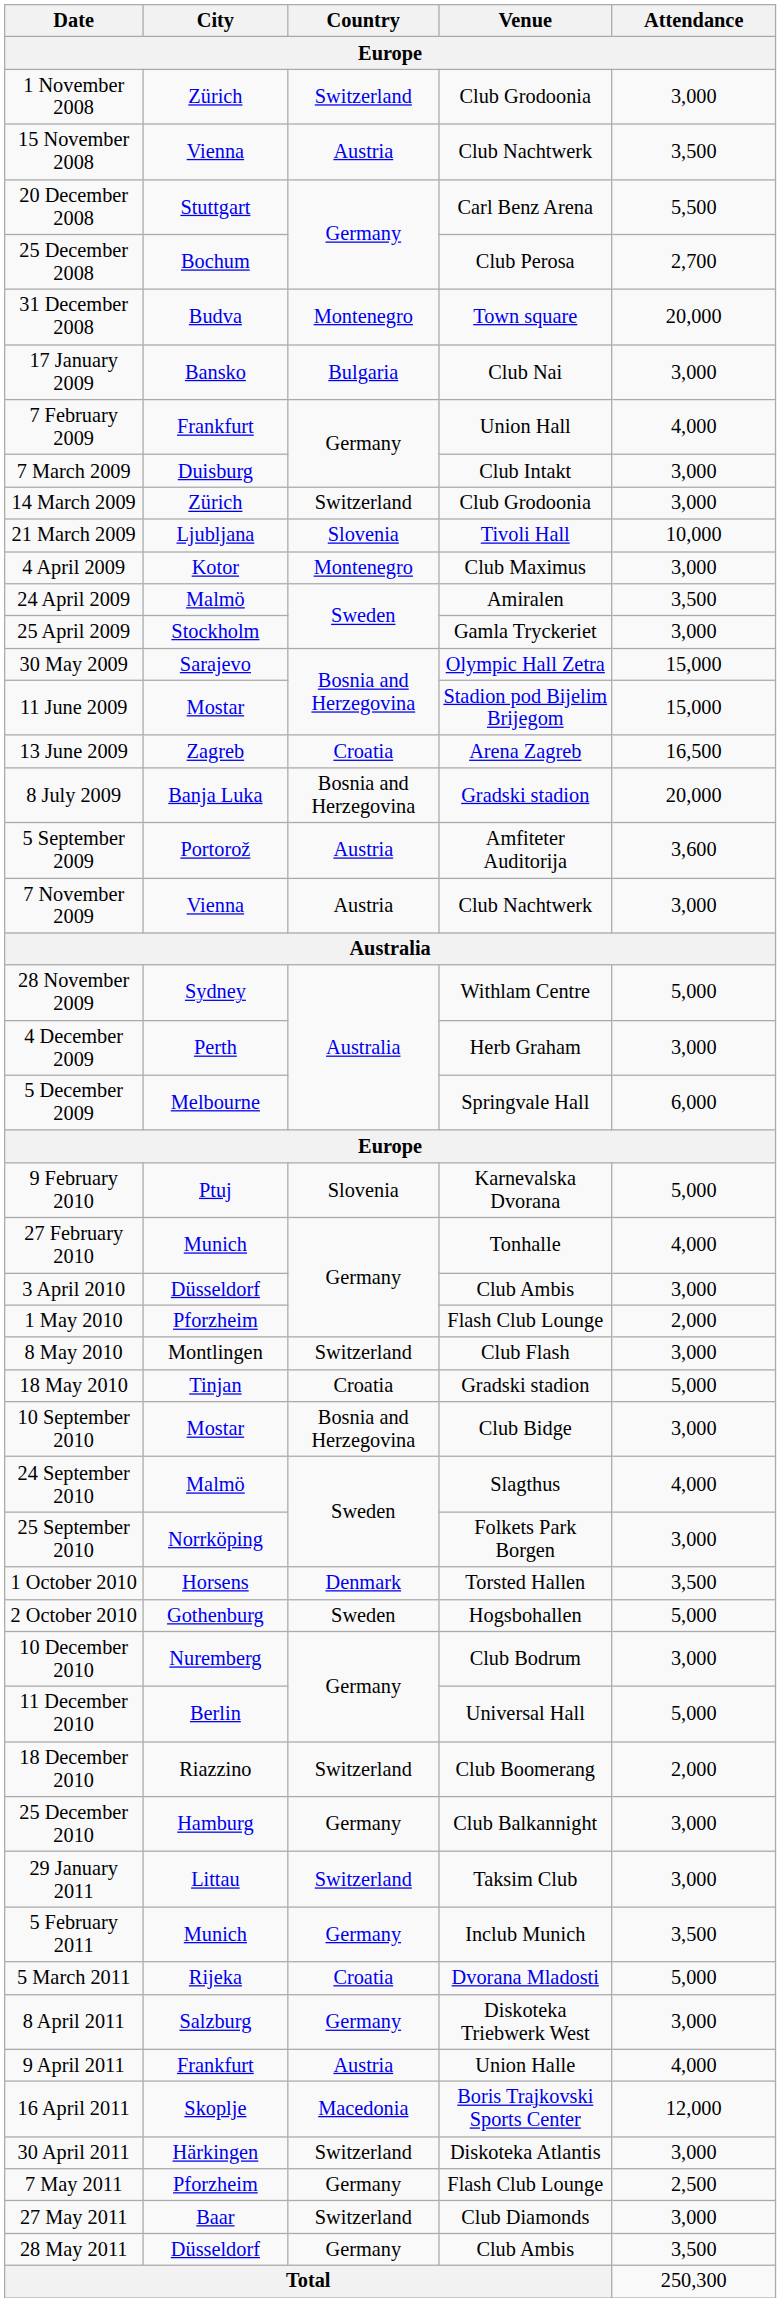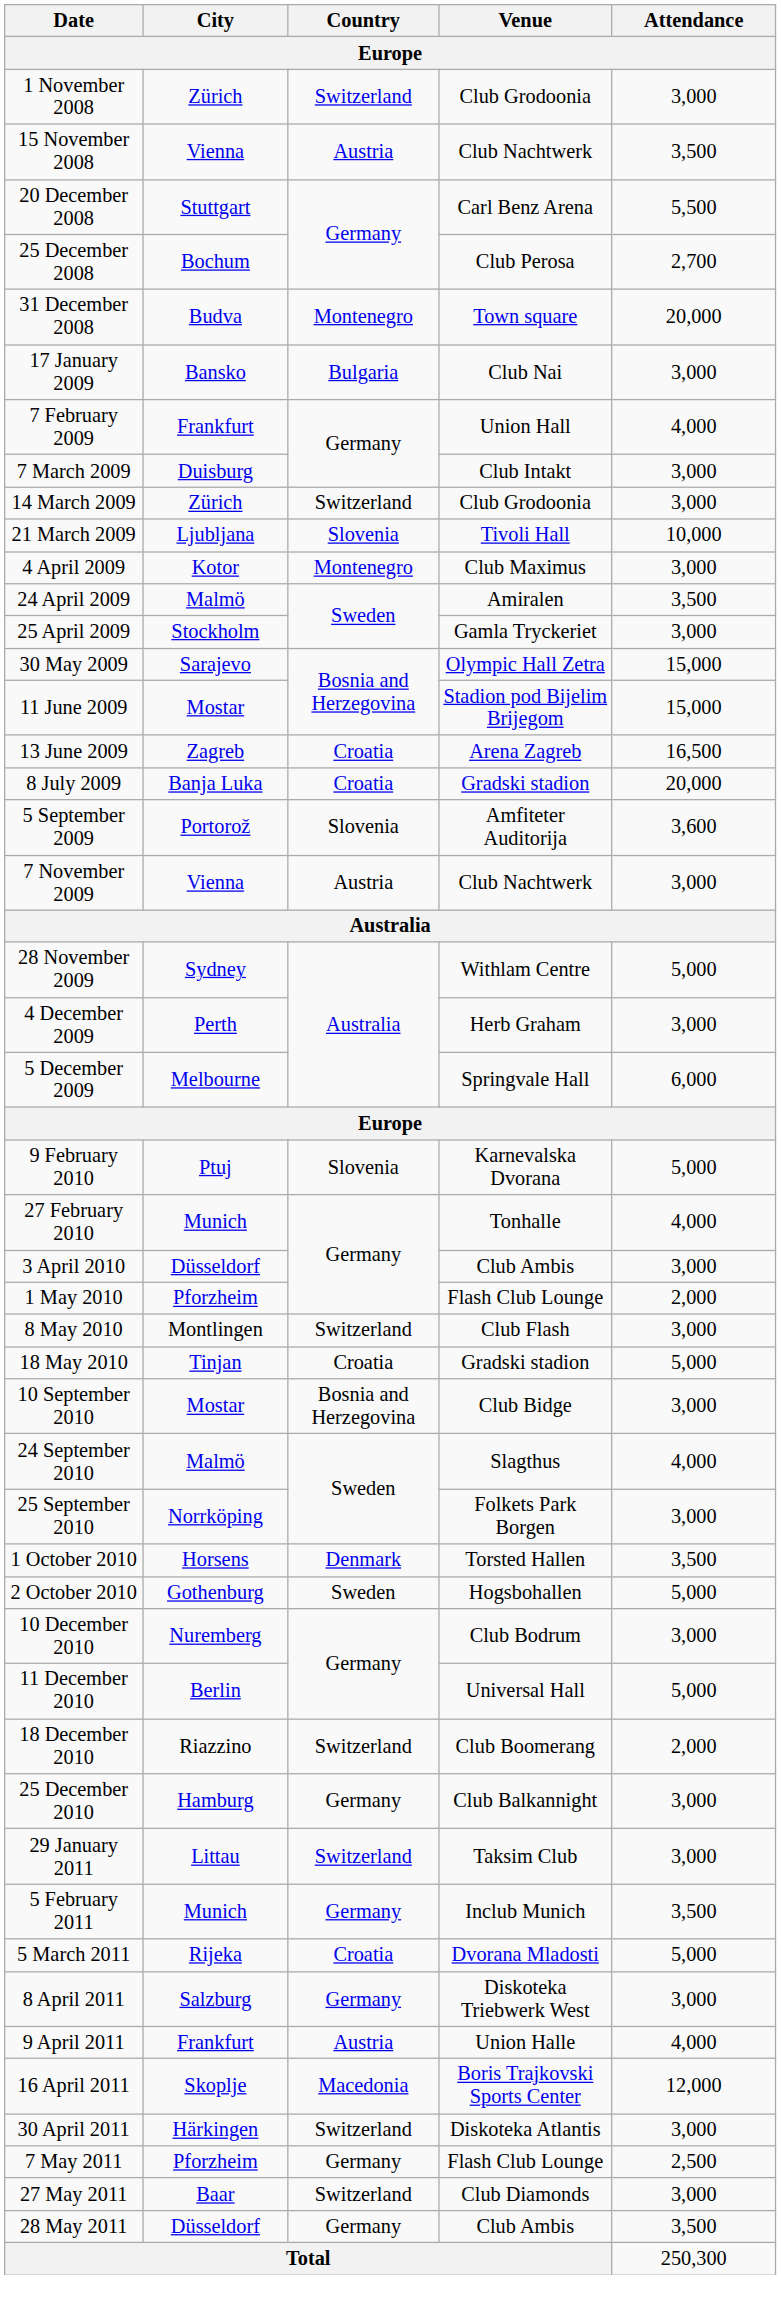(363, 794) Bosnia and Herzegovina -> (363, 783) Croatia
(363, 850) Austria -> (363, 827) Slovenia
